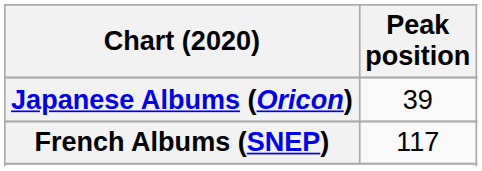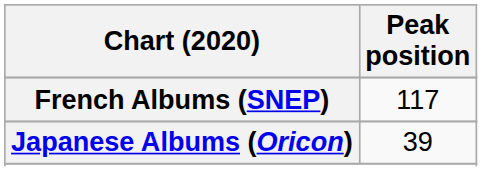rows swapped: (182, 142) <-> (182, 99)
